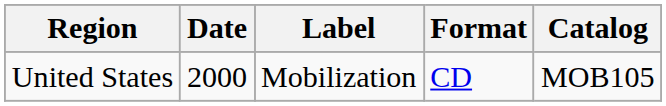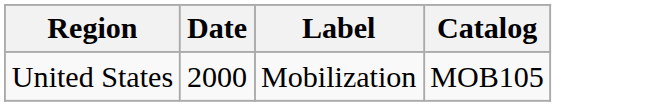- column: (479, 28)
